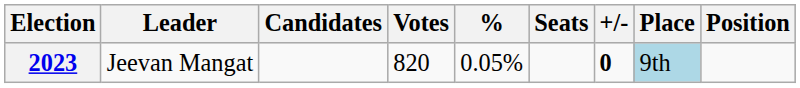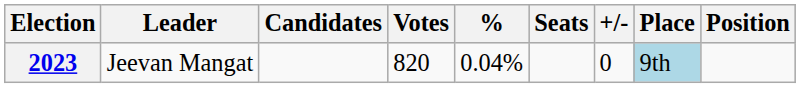(492, 62) 0.05% -> (492, 62) 0.04%
(606, 62) bold -> (606, 62) normal
